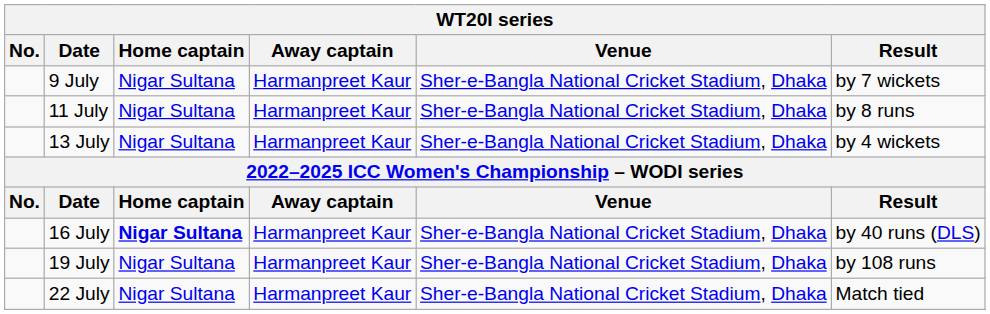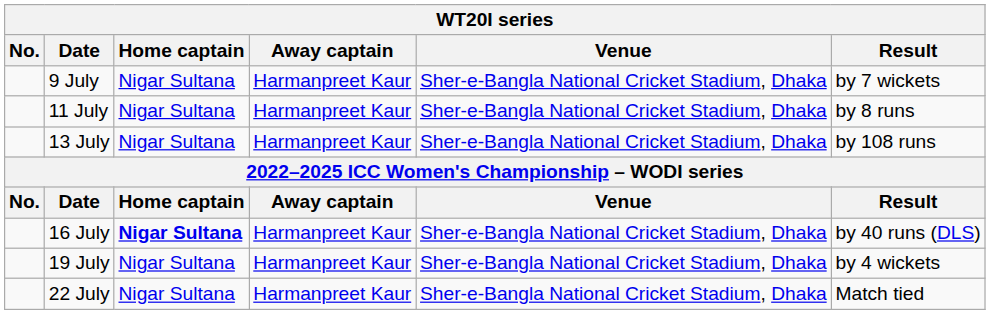(888, 141) by 4 wickets -> (886, 141) by 108 runs
(886, 263) by 108 runs -> (888, 263) by 4 wickets
